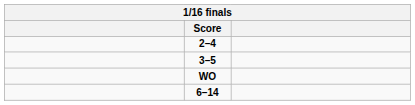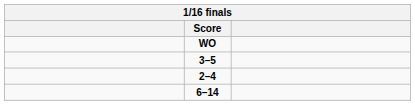rows swapped: (207, 45) <-> (207, 76)
